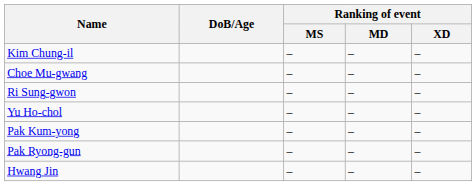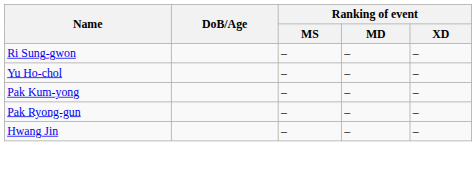- row: (40, 53)
- row: (47, 73)
